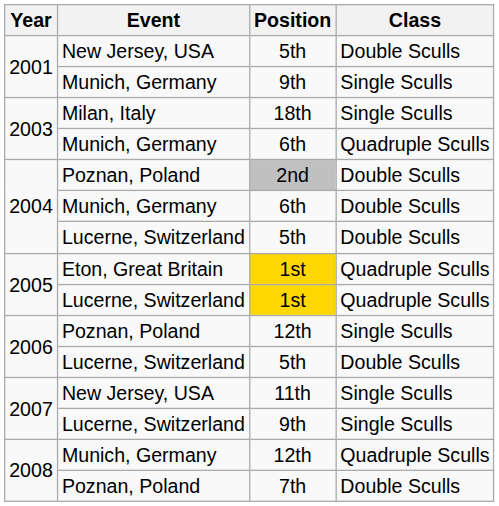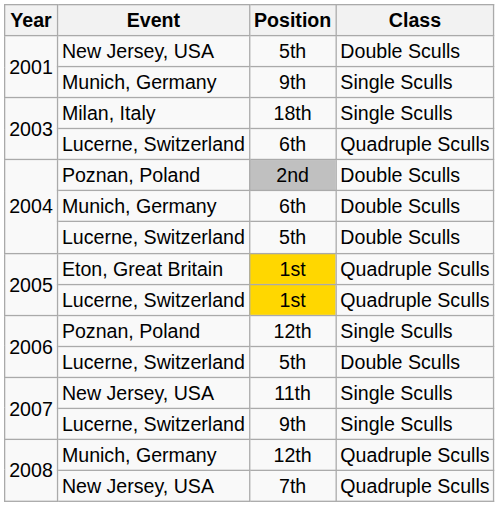(139, 145) Munich, Germany -> (153, 145) Lucerne, Switzerland
(131, 486) Poznan, Poland -> (138, 486) New Jersey, USA
(400, 486) Double Sculls -> (415, 486) Quadruple Sculls
